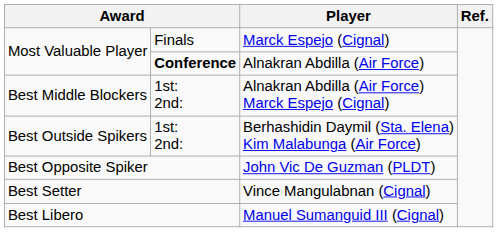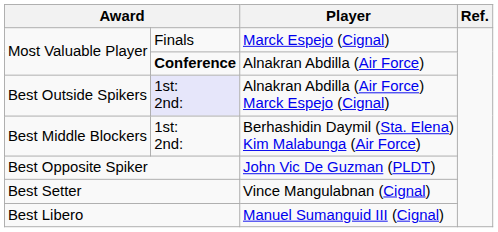(77, 95) Best Middle Blockers -> (77, 95) Best Outside Spikers
(169, 95) no background -> (169, 95) lavender background
(77, 135) Best Outside Spikers -> (77, 135) Best Middle Blockers
